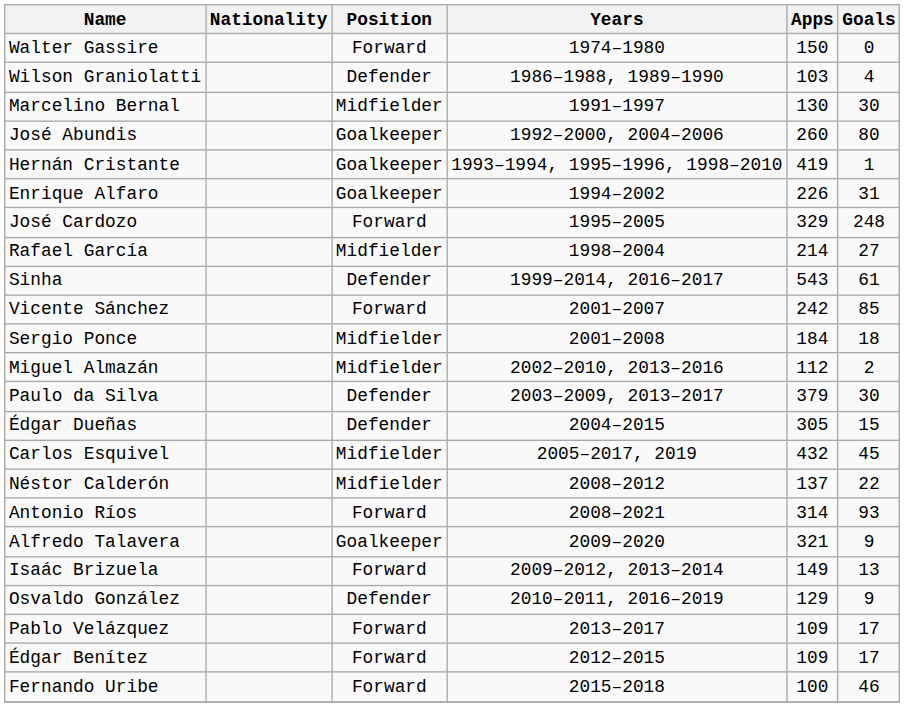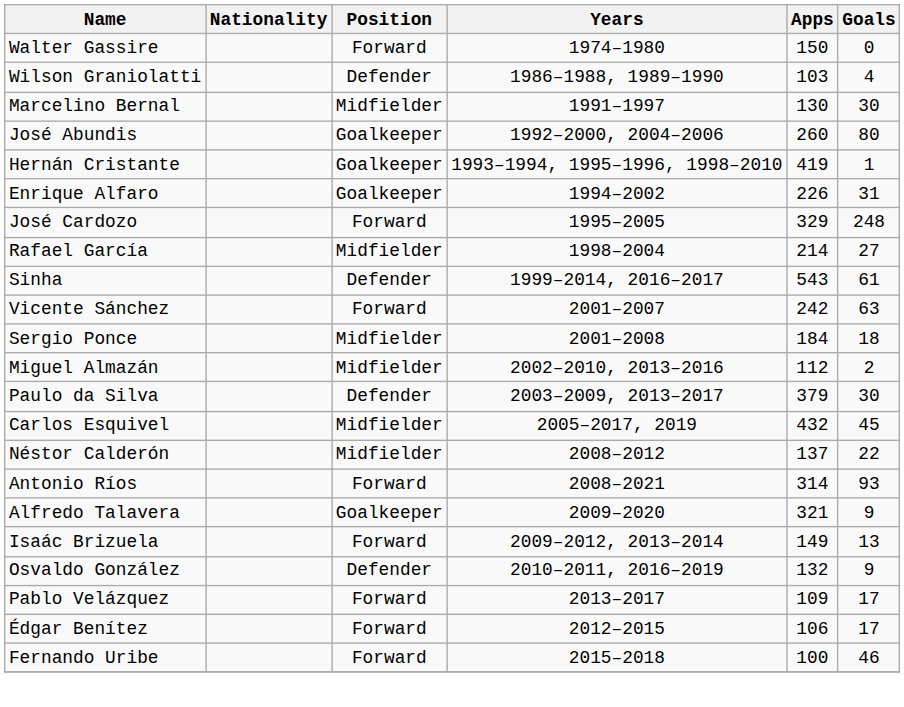(869, 309) 85 -> (869, 309) 63
- row: (73, 426)
(812, 600) 129 -> (812, 571) 132
(812, 658) 109 -> (812, 629) 106
